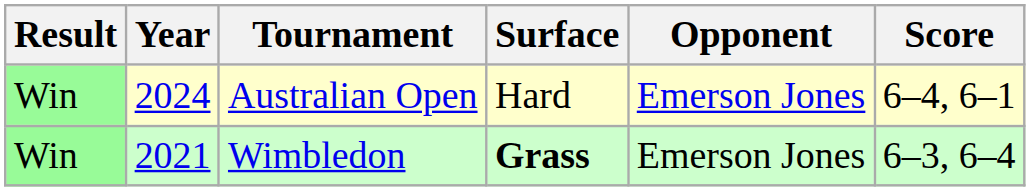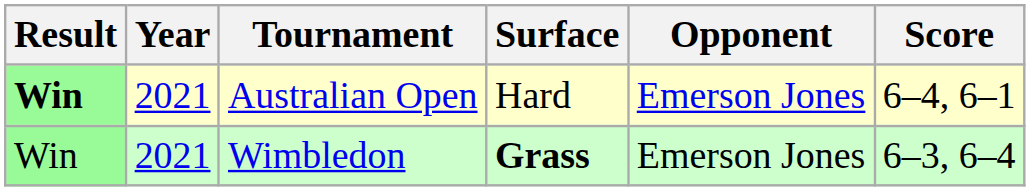(46, 94) normal -> (48, 94) bold
(173, 94) 2024 -> (173, 94) 2021
